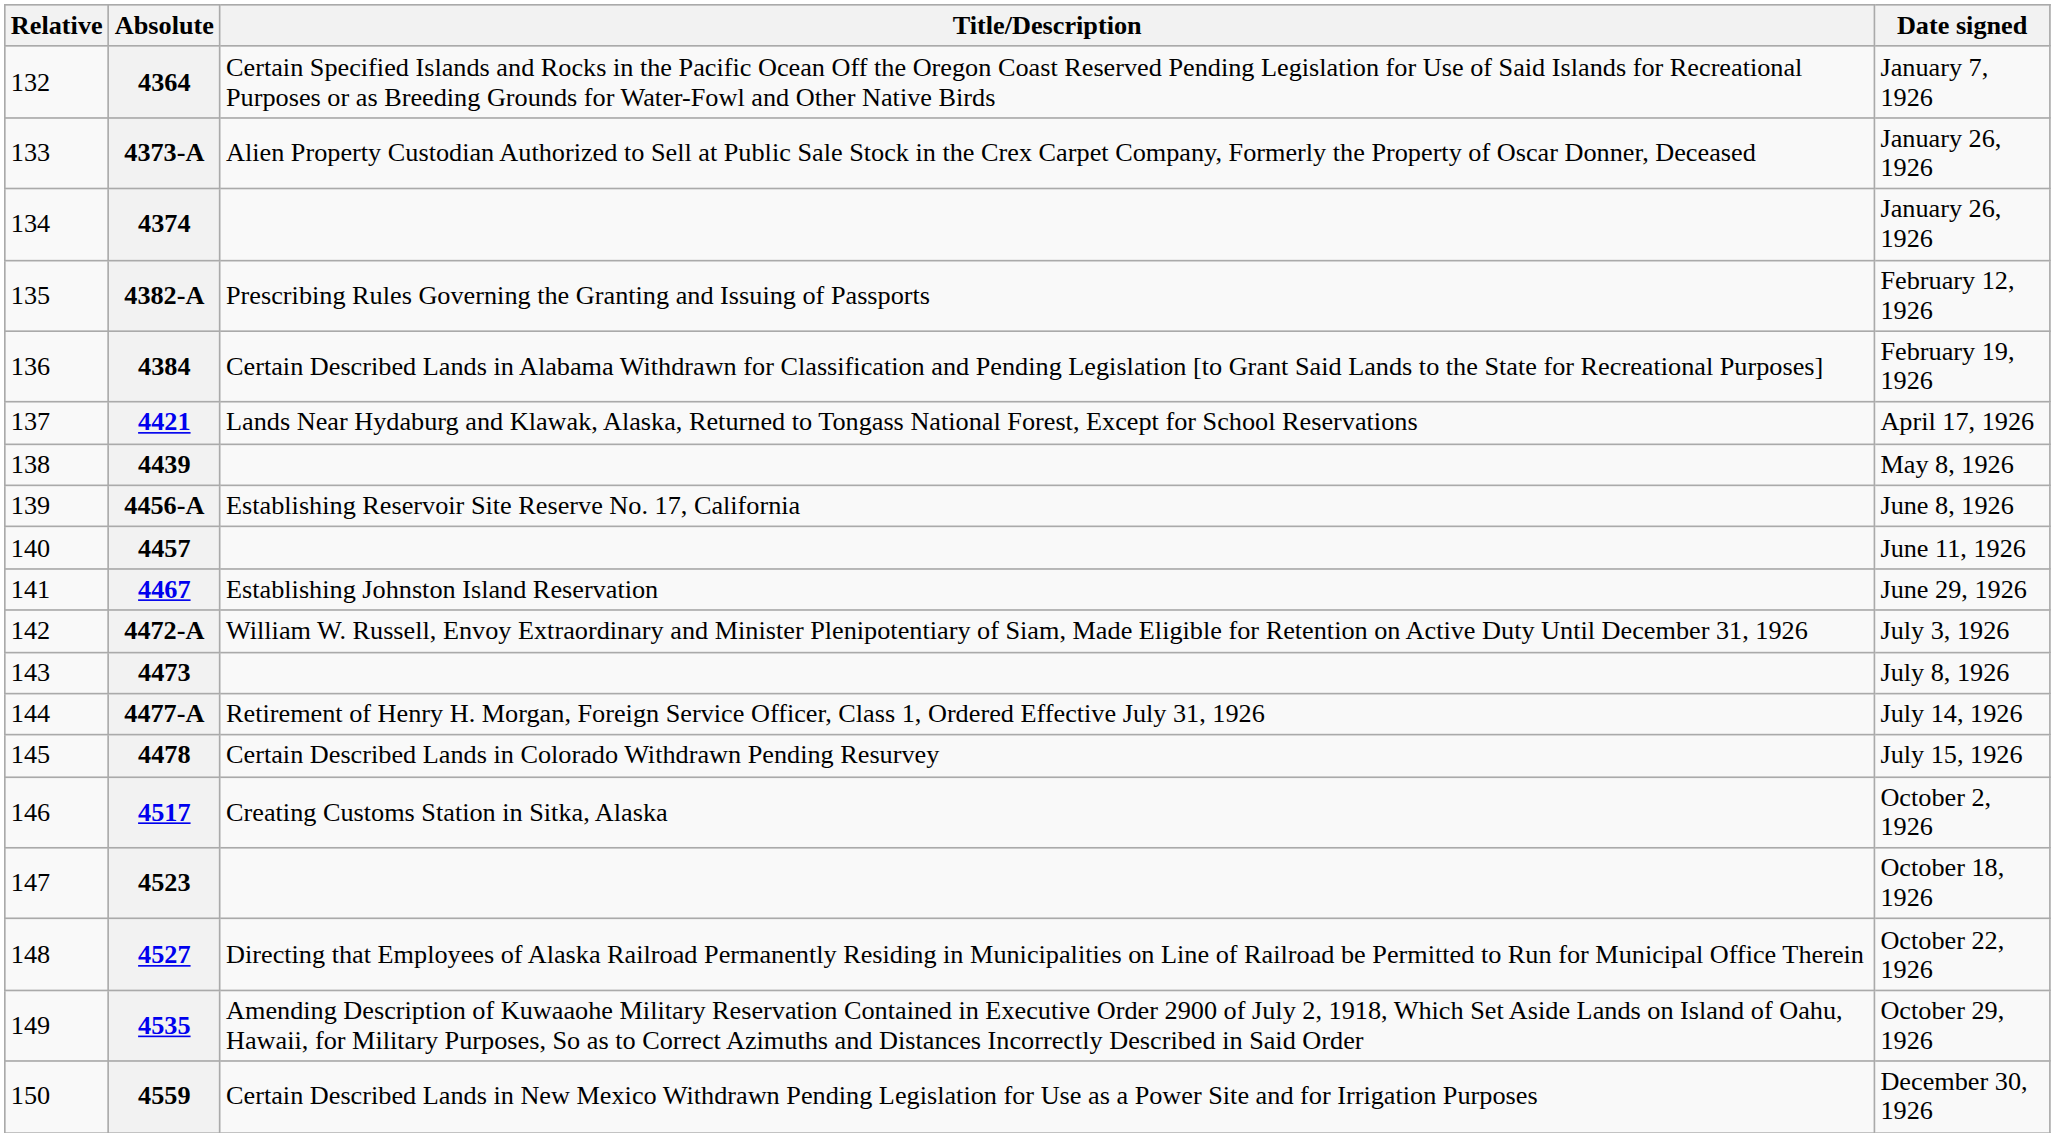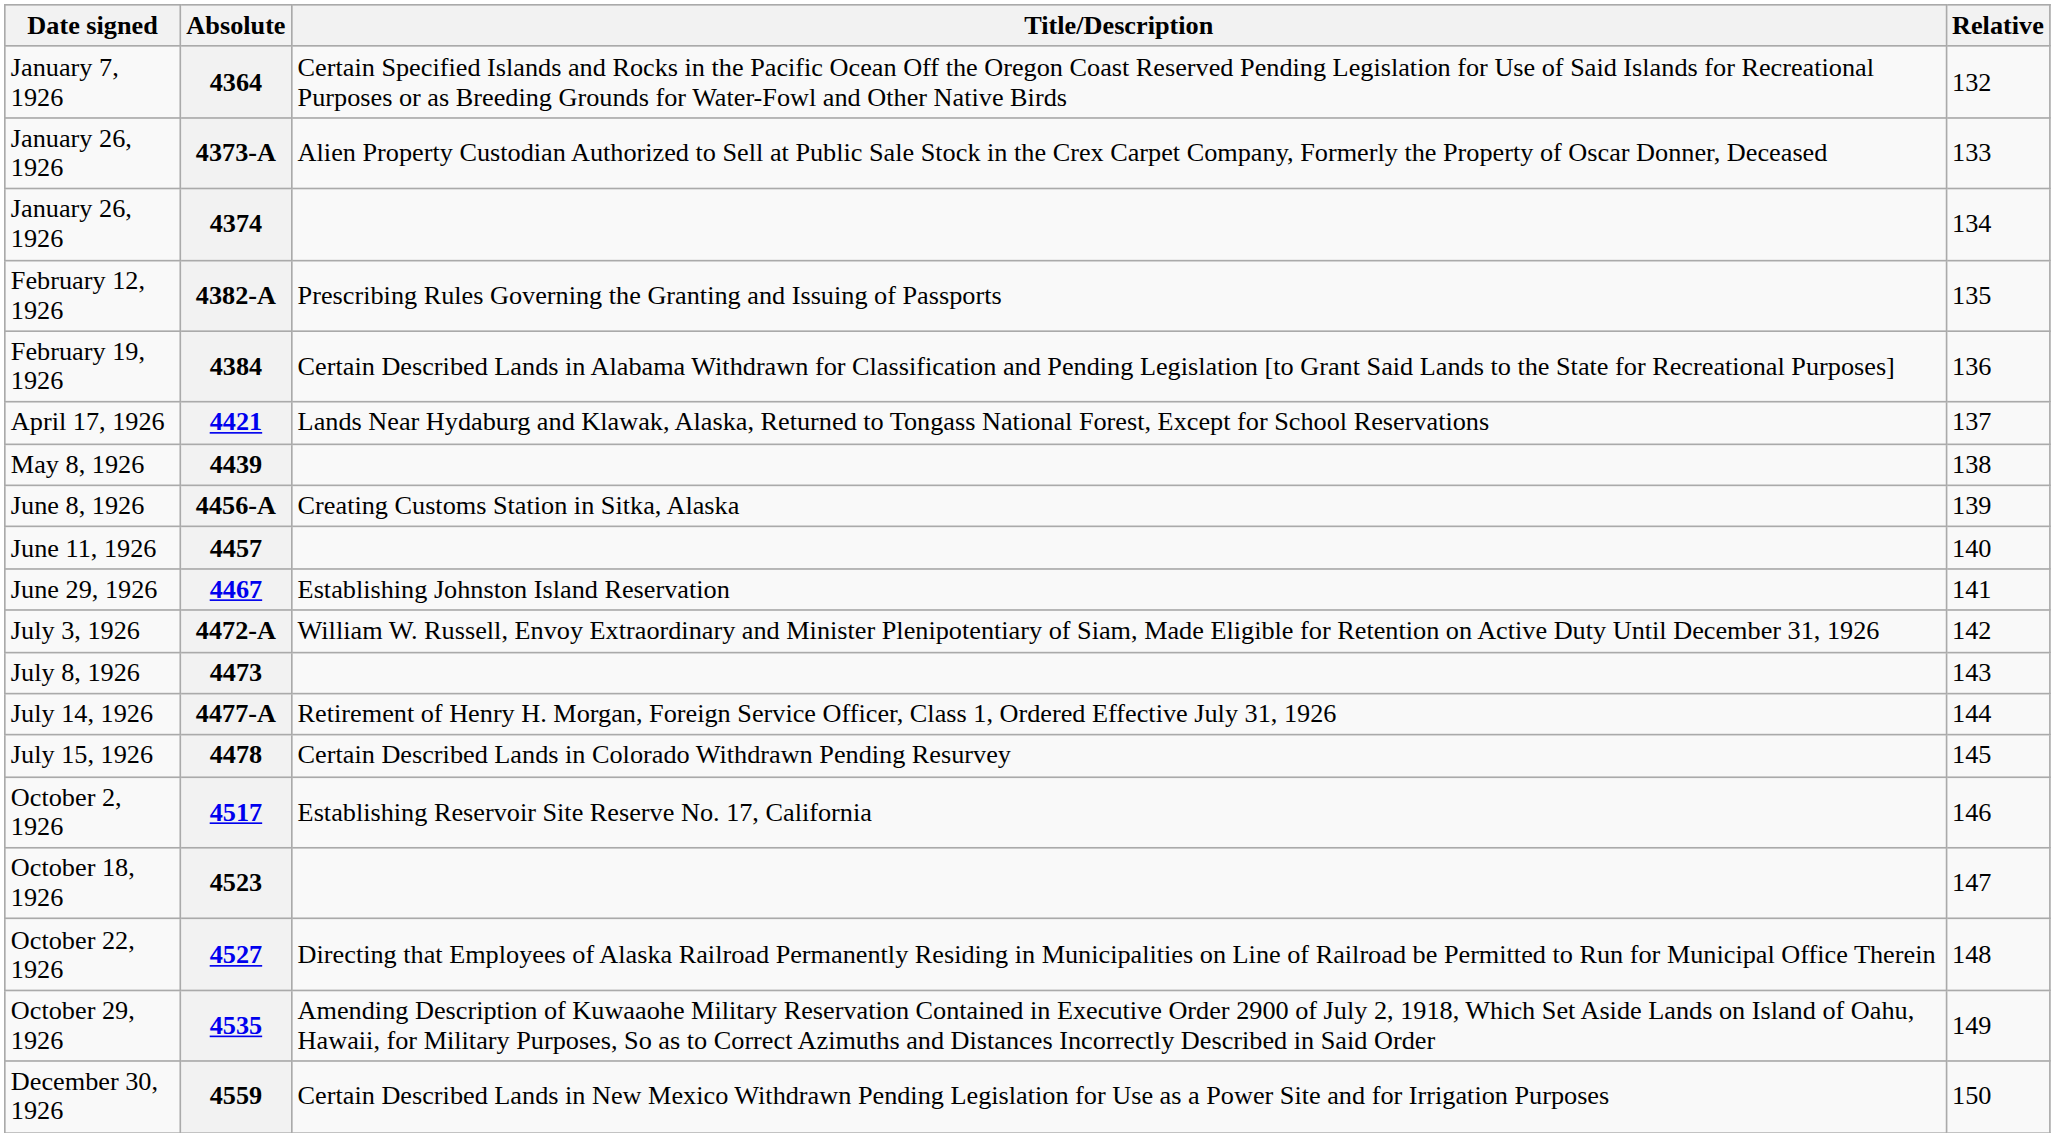columns swapped: (57, 25) <-> (1962, 25)
(513, 505) Establishing Reservoir Site Reserve No. 17, California -> (518, 505) Creating Customs Station in Sitka, Alaska
(447, 811) Creating Customs Station in Sitka, Alaska -> (585, 811) Establishing Reservoir Site Reserve No. 17, California
